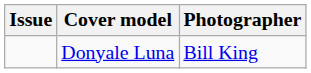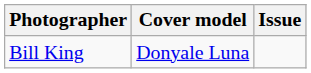columns swapped: (31, 20) <-> (242, 20)
